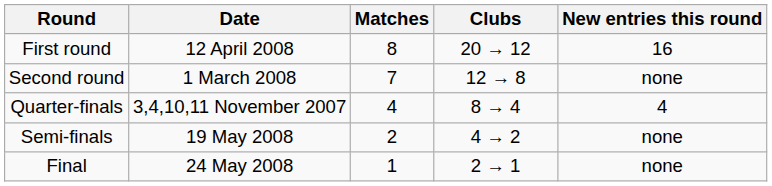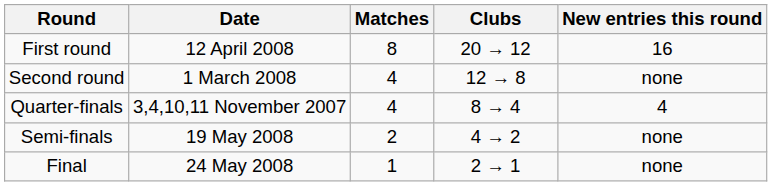(392, 78) 7 -> (392, 78) 4
